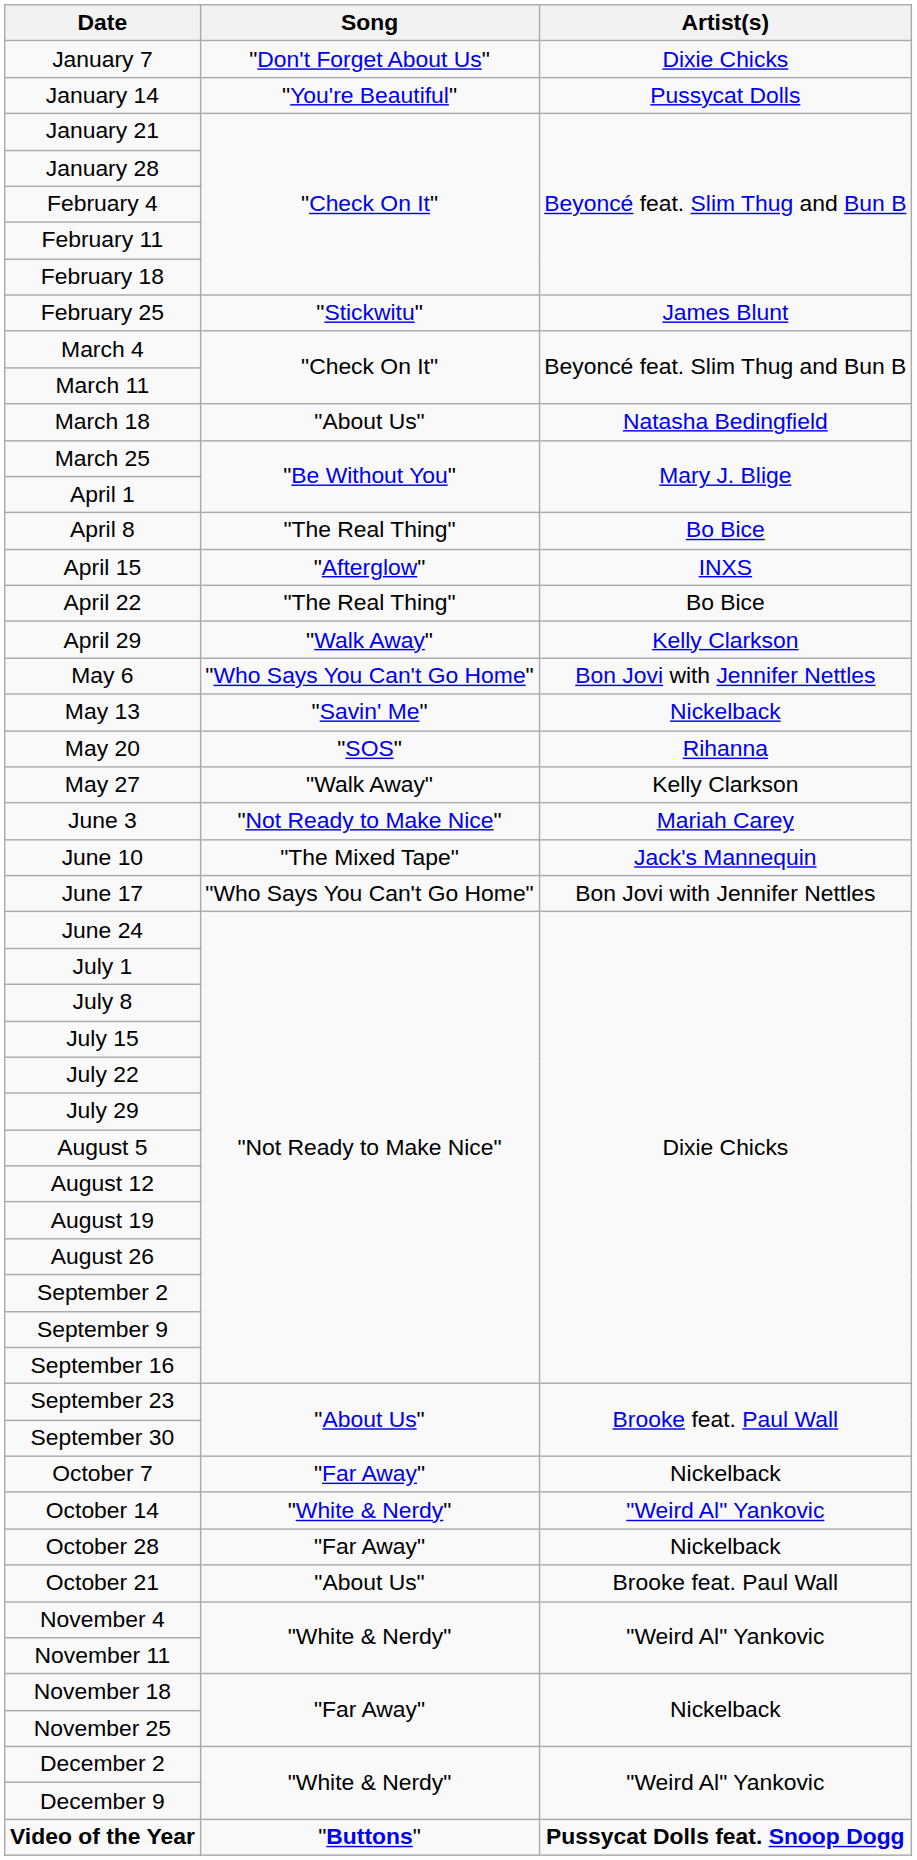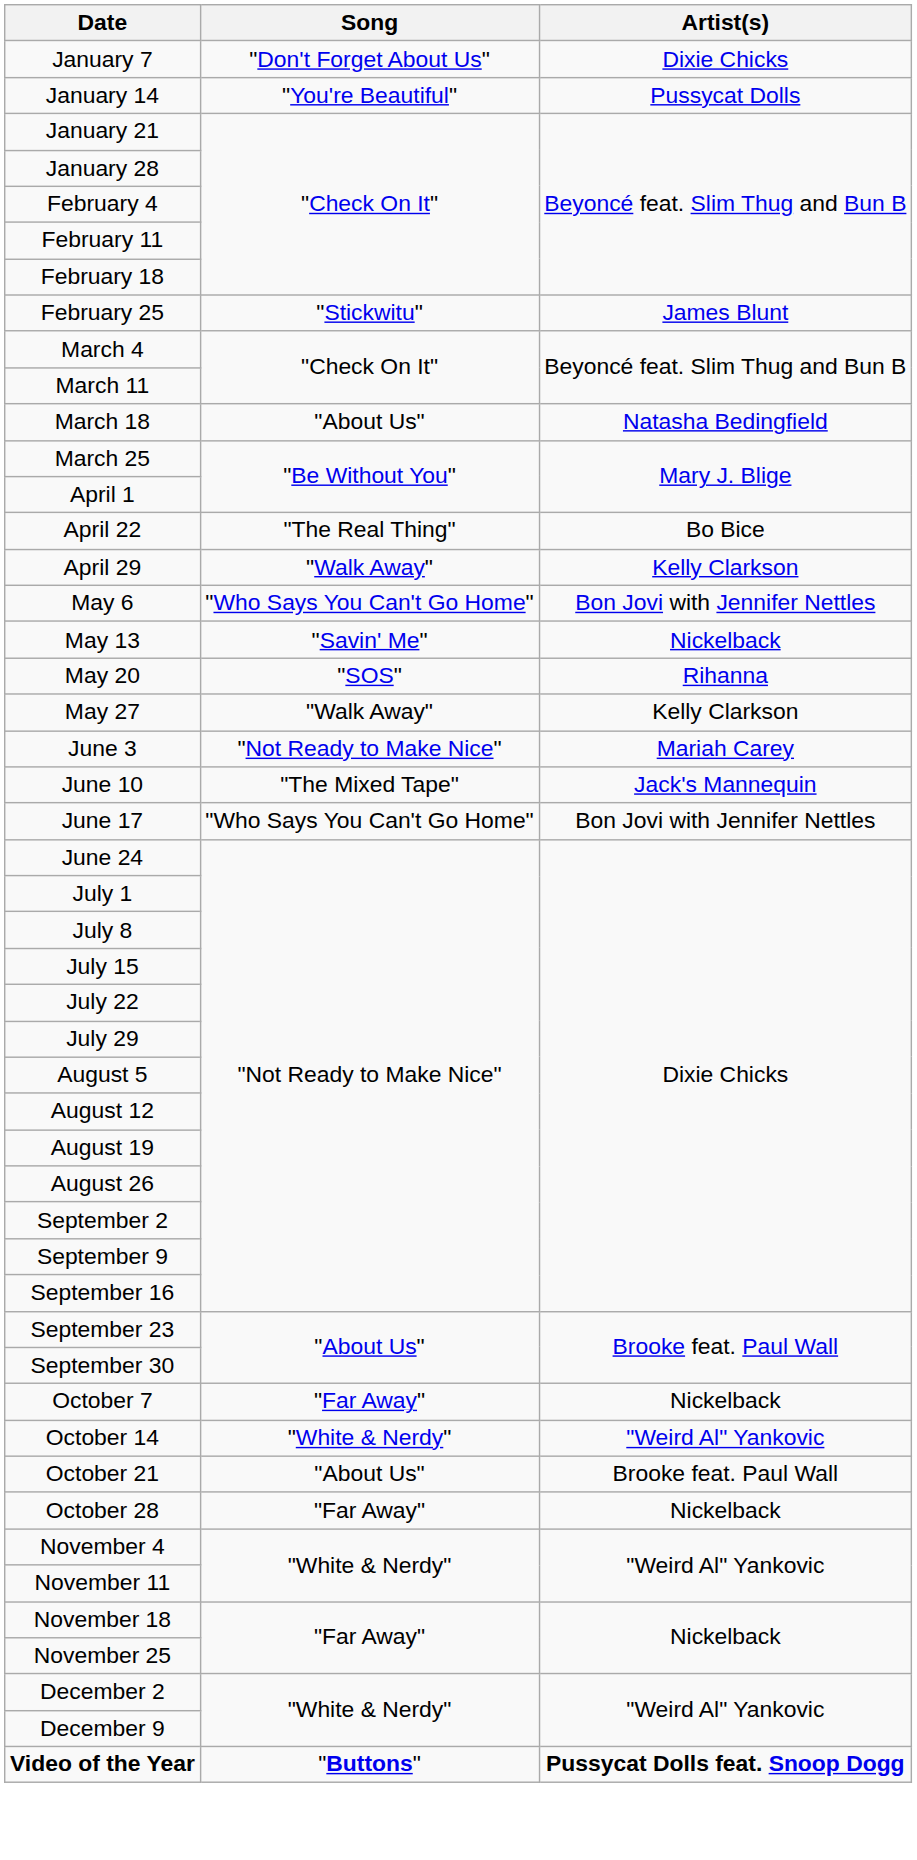- row: (102, 530)
- row: (102, 566)
rows swapped: (102, 1582) <-> (102, 1546)
